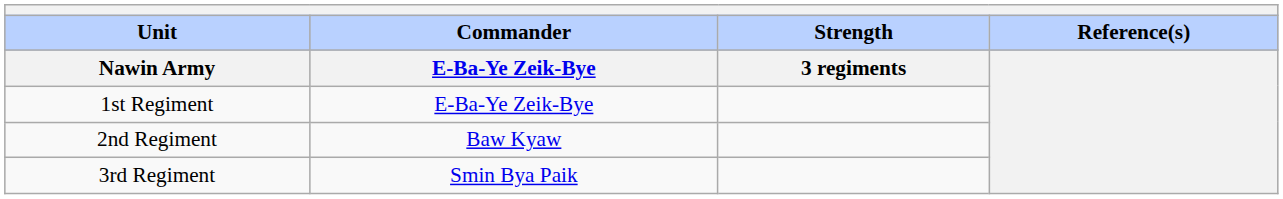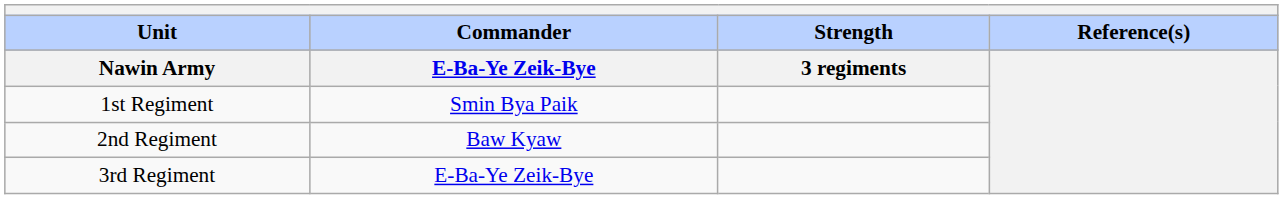(514, 103) E-Ba-Ye Zeik-Bye -> (514, 103) Smin Bya Paik
(514, 175) Smin Bya Paik -> (514, 175) E-Ba-Ye Zeik-Bye
